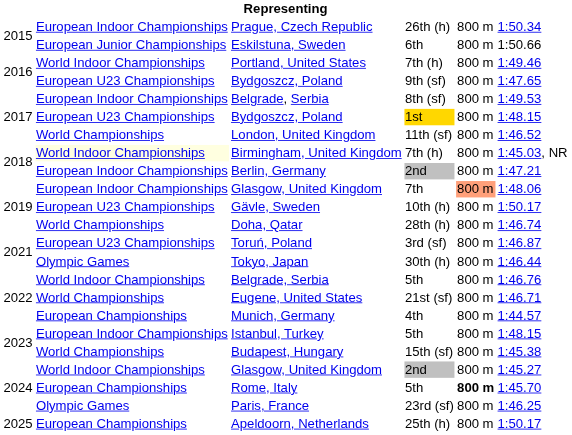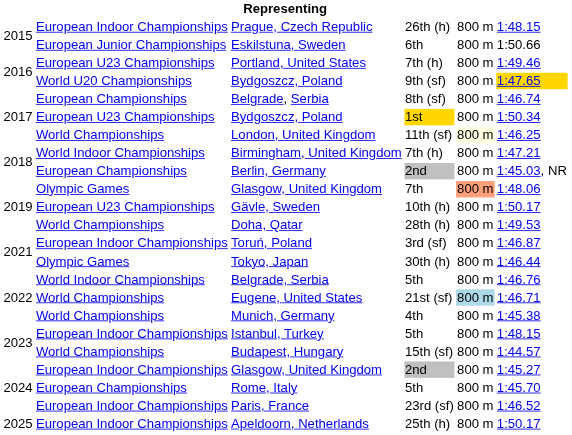(519, 26) 1:50.34 -> (519, 26) 1:48.15
(120, 63) World Indoor Championships -> (125, 63) European U23 Championships
(125, 81) European U23 Championships -> (114, 81) World U20 Championships
(519, 81) no background -> (519, 81) gold background
(132, 99) European Indoor Championships -> (111, 99) European Championships
(519, 99) 1:49.53 -> (519, 99) 1:46.74
(519, 117) 1:48.15 -> (519, 117) 1:50.34
(475, 135) no background -> (475, 135) lightyellow background
(519, 135) 1:46.52 -> (519, 135) 1:46.25
(120, 153) lightyellow background -> (120, 153) no background
(533, 153) 1:45.03, NR -> (519, 153) 1:47.21
(132, 171) European Indoor Championships -> (111, 171) European Championships
(519, 171) 1:47.21 -> (532, 171) 1:45.03, NR
(132, 189) European Indoor Championships -> (83, 189) Olympic Games
(519, 225) 1:46.74 -> (519, 225) 1:49.53
(125, 243) European U23 Championships -> (132, 243) European Indoor Championships
(475, 297) no background -> (475, 297) lightblue background
(111, 315) European Championships -> (100, 315) World Championships
(519, 315) 1:44.57 -> (519, 315) 1:45.38
(519, 351) 1:45.38 -> (519, 351) 1:44.57
(120, 369) World Indoor Championships -> (132, 369) European Indoor Championships
(476, 387) bold -> (475, 387) normal
(83, 405) Olympic Games -> (132, 405) European Indoor Championships
(519, 405) 1:46.25 -> (519, 405) 1:46.52
(111, 423) European Championships -> (132, 423) European Indoor Championships
